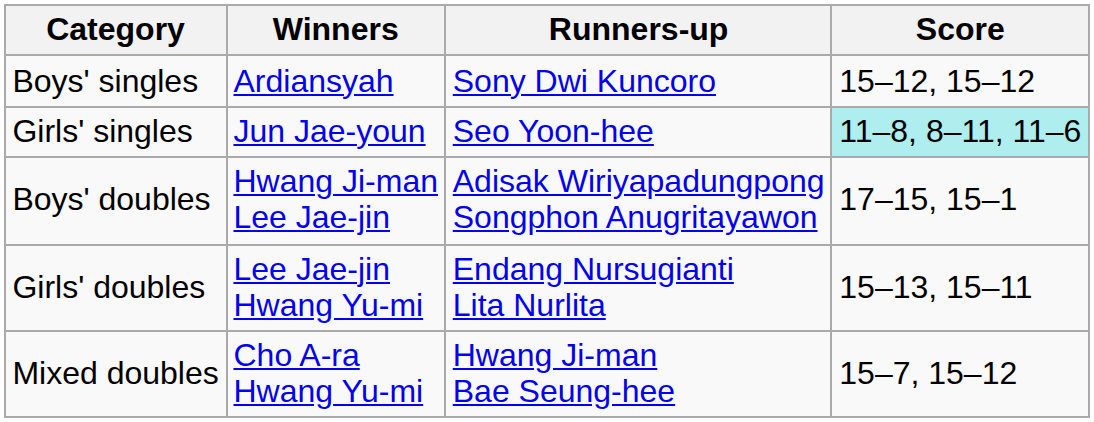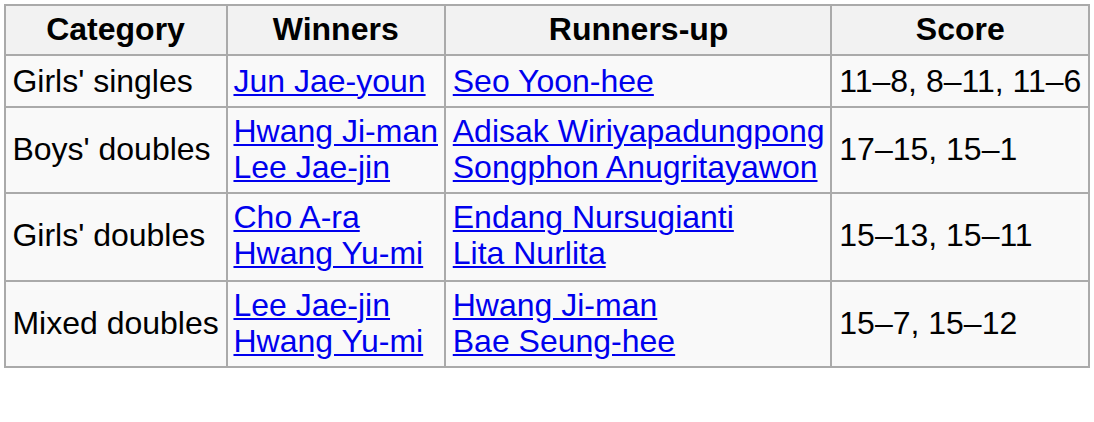- row: (105, 80)
(960, 131) paleturquoise background -> (960, 80) no background
(328, 286) Lee Jae-jin Hwang Yu-mi -> (328, 236) Cho A-ra Hwang Yu-mi
(328, 373) Cho A-ra Hwang Yu-mi -> (328, 322) Lee Jae-jin Hwang Yu-mi
